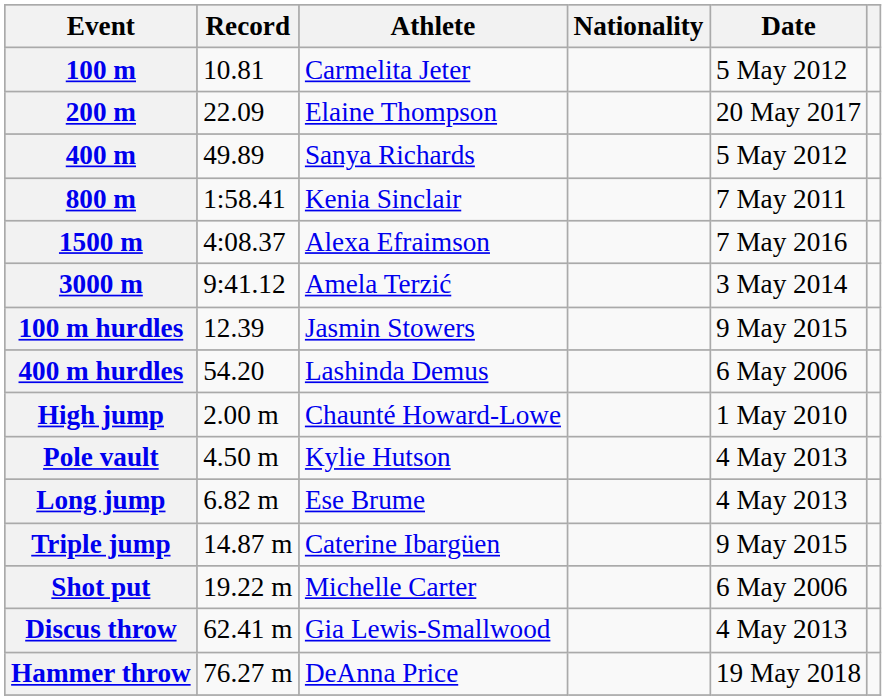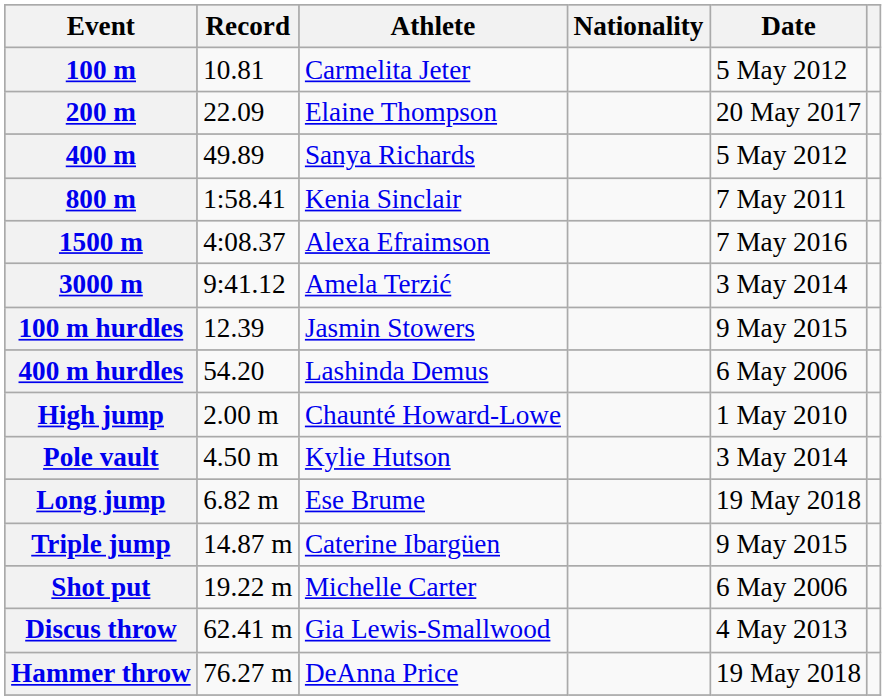(782, 457) 4 May 2013 -> (782, 457) 3 May 2014
(782, 500) 4 May 2013 -> (789, 500) 19 May 2018
